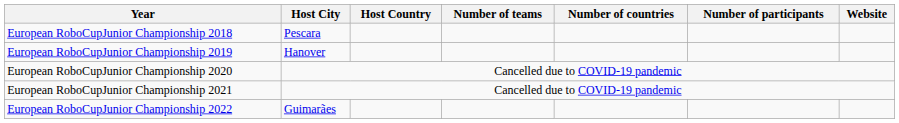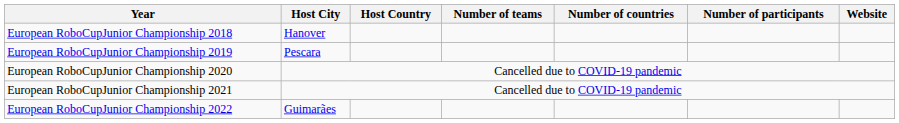(302, 33) Pescara -> (305, 33) Hanover
(305, 52) Hanover -> (302, 52) Pescara
